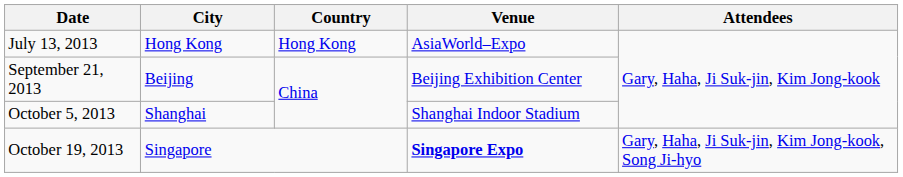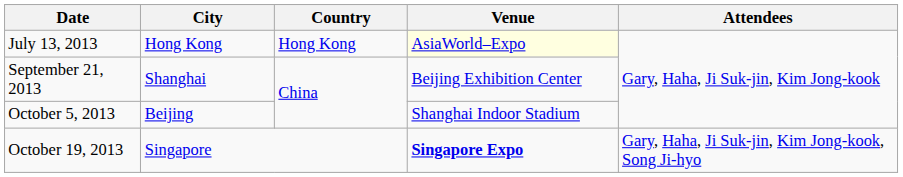(468, 43) no background -> (468, 43) lightyellow background
(169, 79) Beijing -> (175, 79) Shanghai
(175, 114) Shanghai -> (169, 114) Beijing
